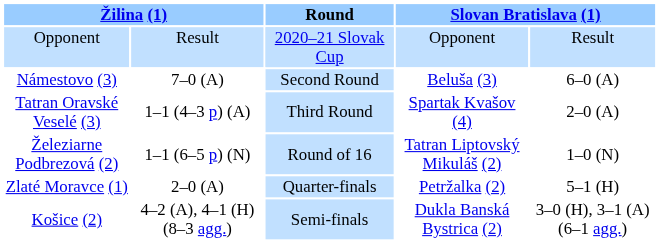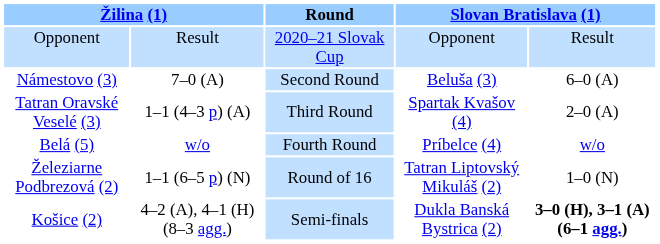+ row: (67, 144)
- row: (67, 186)
(593, 219) normal -> (592, 219) bold
